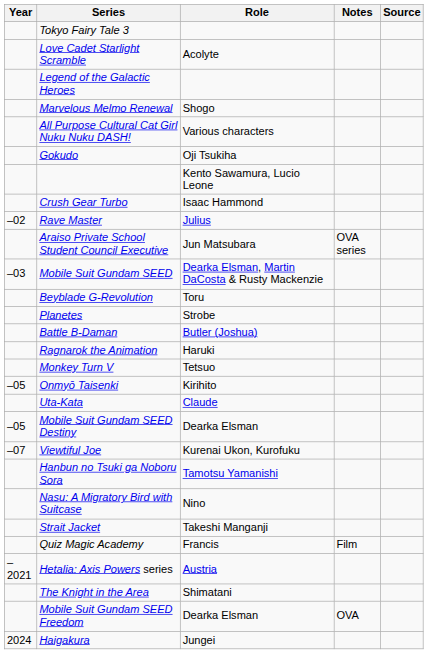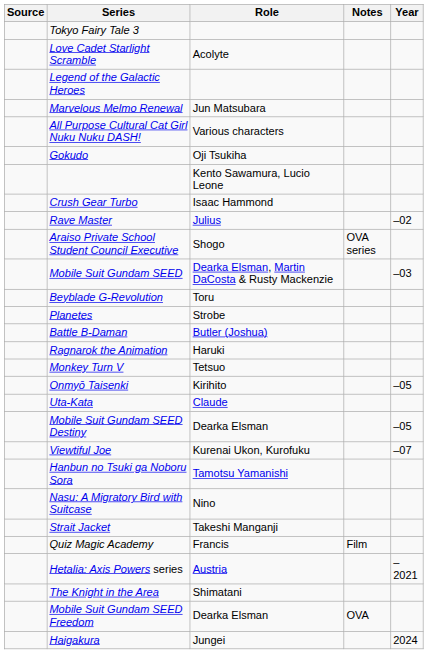columns swapped: (21, 13) <-> (402, 13)
(199, 108) Shogo -> (229, 108) Jun Matsubara
(219, 244) Jun Matsubara -> (209, 244) Shogo
